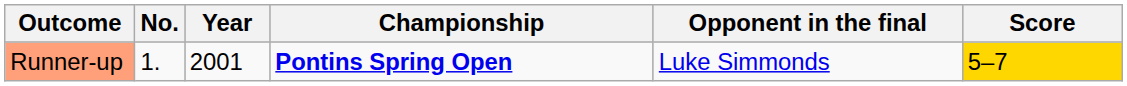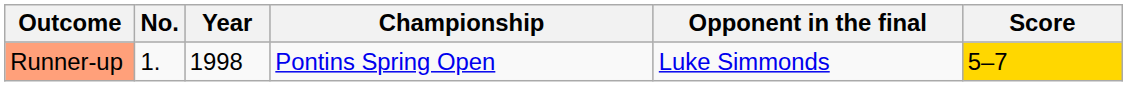(216, 61) 2001 -> (216, 61) 1998
(394, 61) bold -> (385, 61) normal
